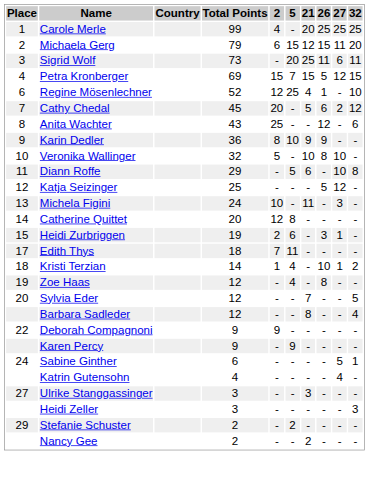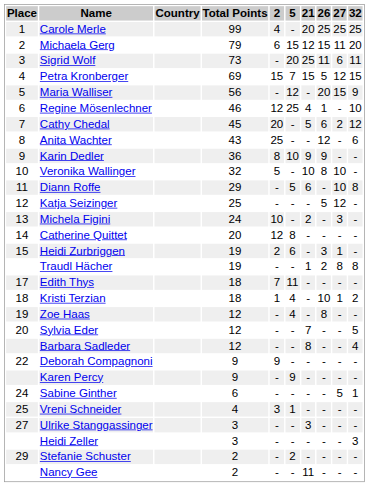+ row: (76, 92)
(235, 92) 52 -> (235, 108) 46
(308, 203) 11 -> (308, 219) 2
+ row: (76, 266)
(235, 266) 14 -> (235, 298) 18
+ row: (81, 409)
- row: (85, 377)
(308, 441) 2 -> (308, 472) 11
